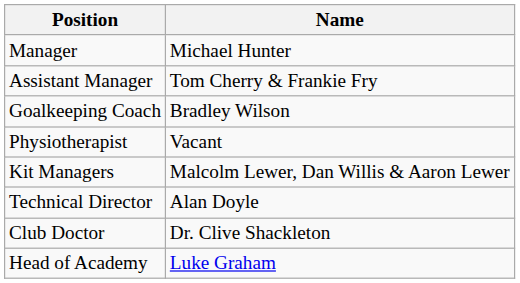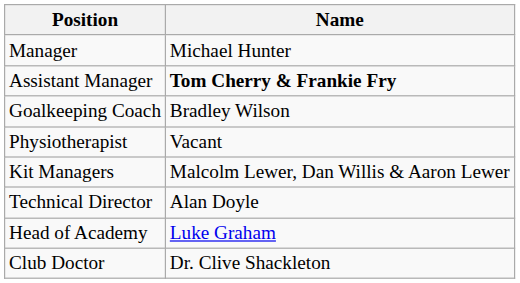(274, 80) normal -> (283, 80) bold
rows swapped: (57, 232) <-> (78, 263)
